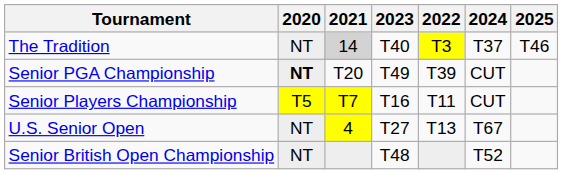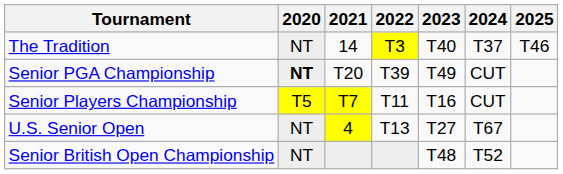columns swapped: (441, 18) <-> (395, 18)
(348, 46) lightgrey background -> (348, 46) no background
